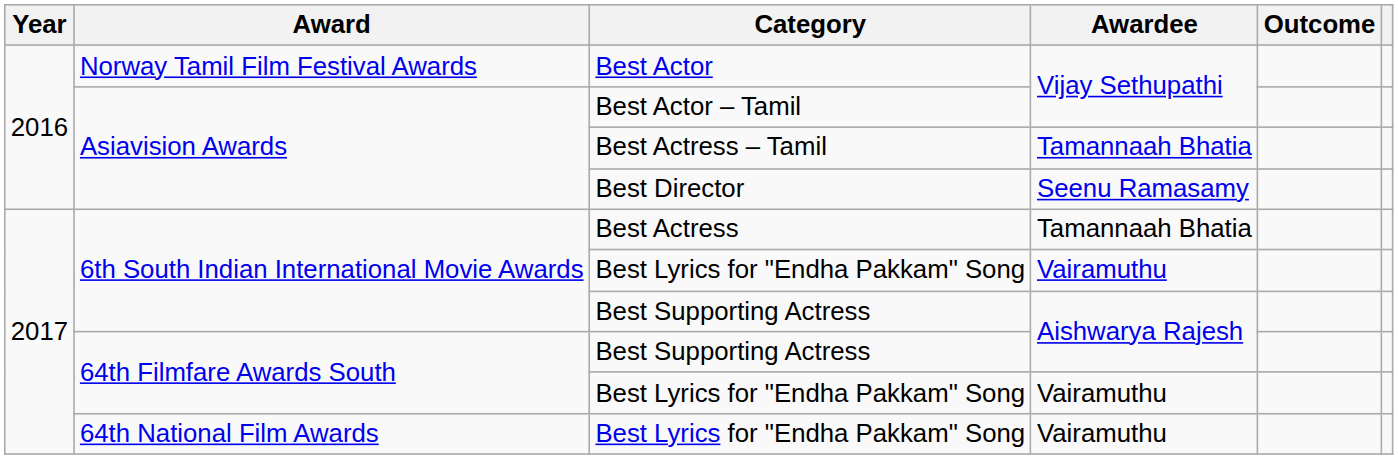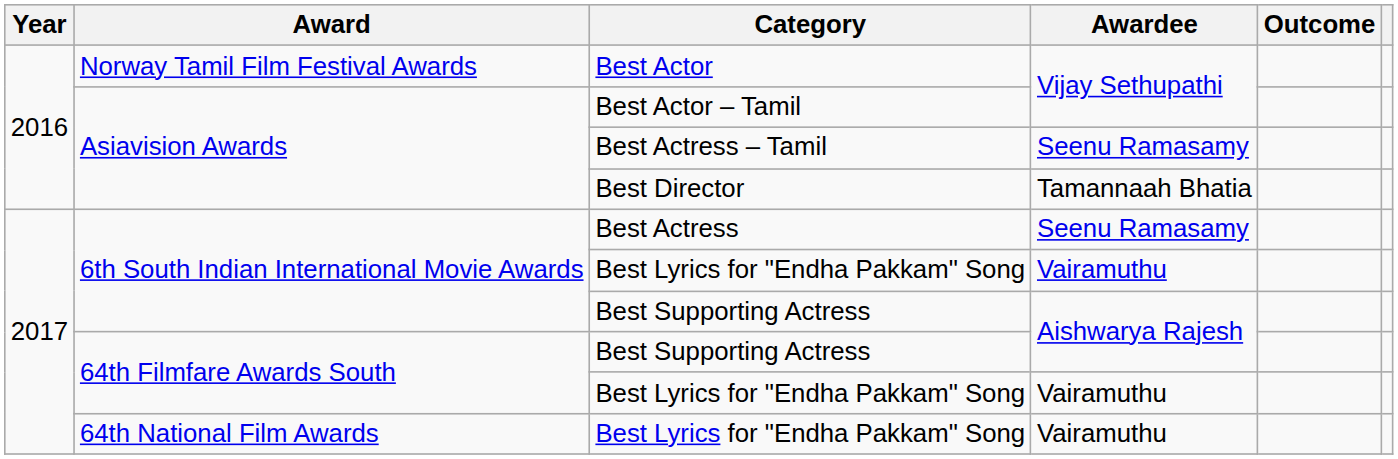(1144, 147) Tamannaah Bhatia -> (1143, 147) Seenu Ramasamy
(1143, 188) Seenu Ramasamy -> (1144, 188) Tamannaah Bhatia
(1144, 229) Tamannaah Bhatia -> (1143, 229) Seenu Ramasamy
